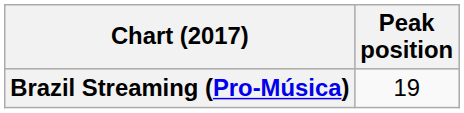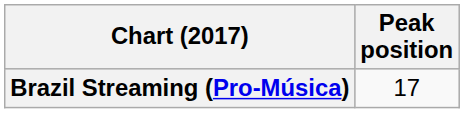(407, 88) 19 -> (407, 88) 17
